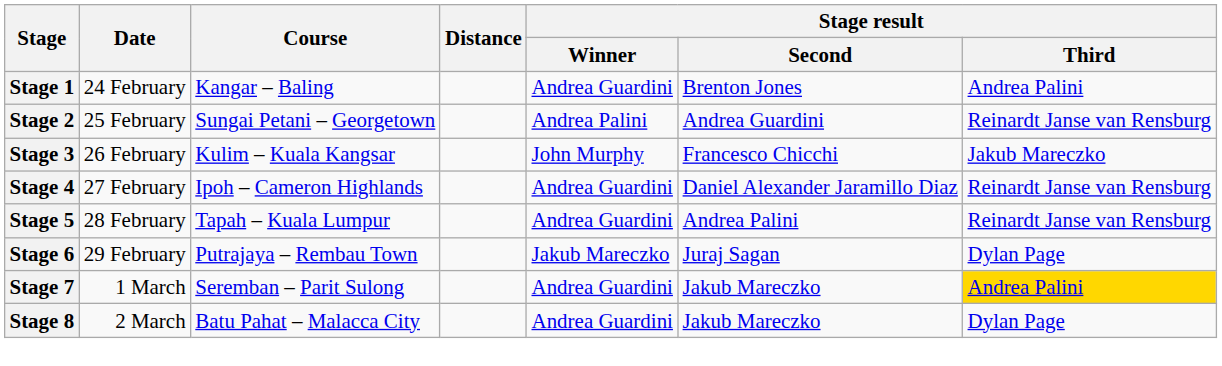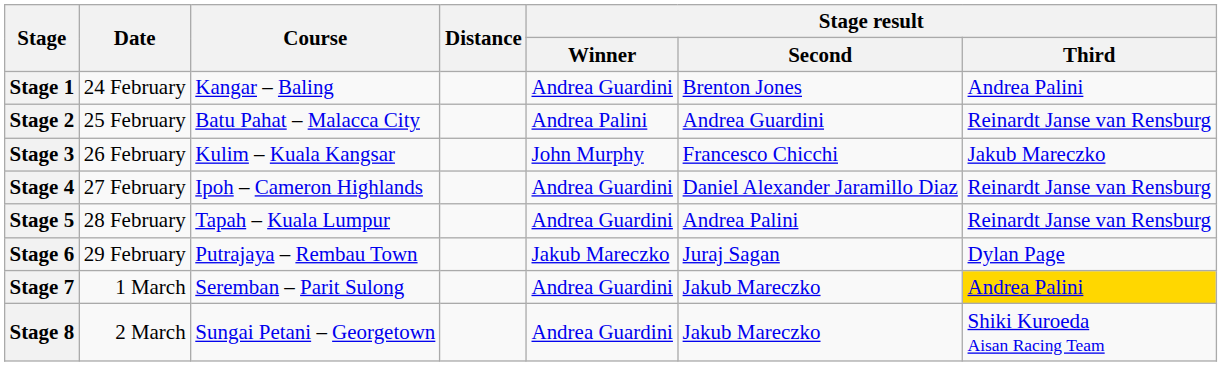(315, 120) Sungai Petani – Georgetown -> (308, 120) Batu Pahat – Malacca City
(308, 320) Batu Pahat – Malacca City -> (315, 332) Sungai Petani – Georgetown
(1016, 320) Dylan Page -> (1036, 332) Shiki Kuroeda Aisan Racing Team
